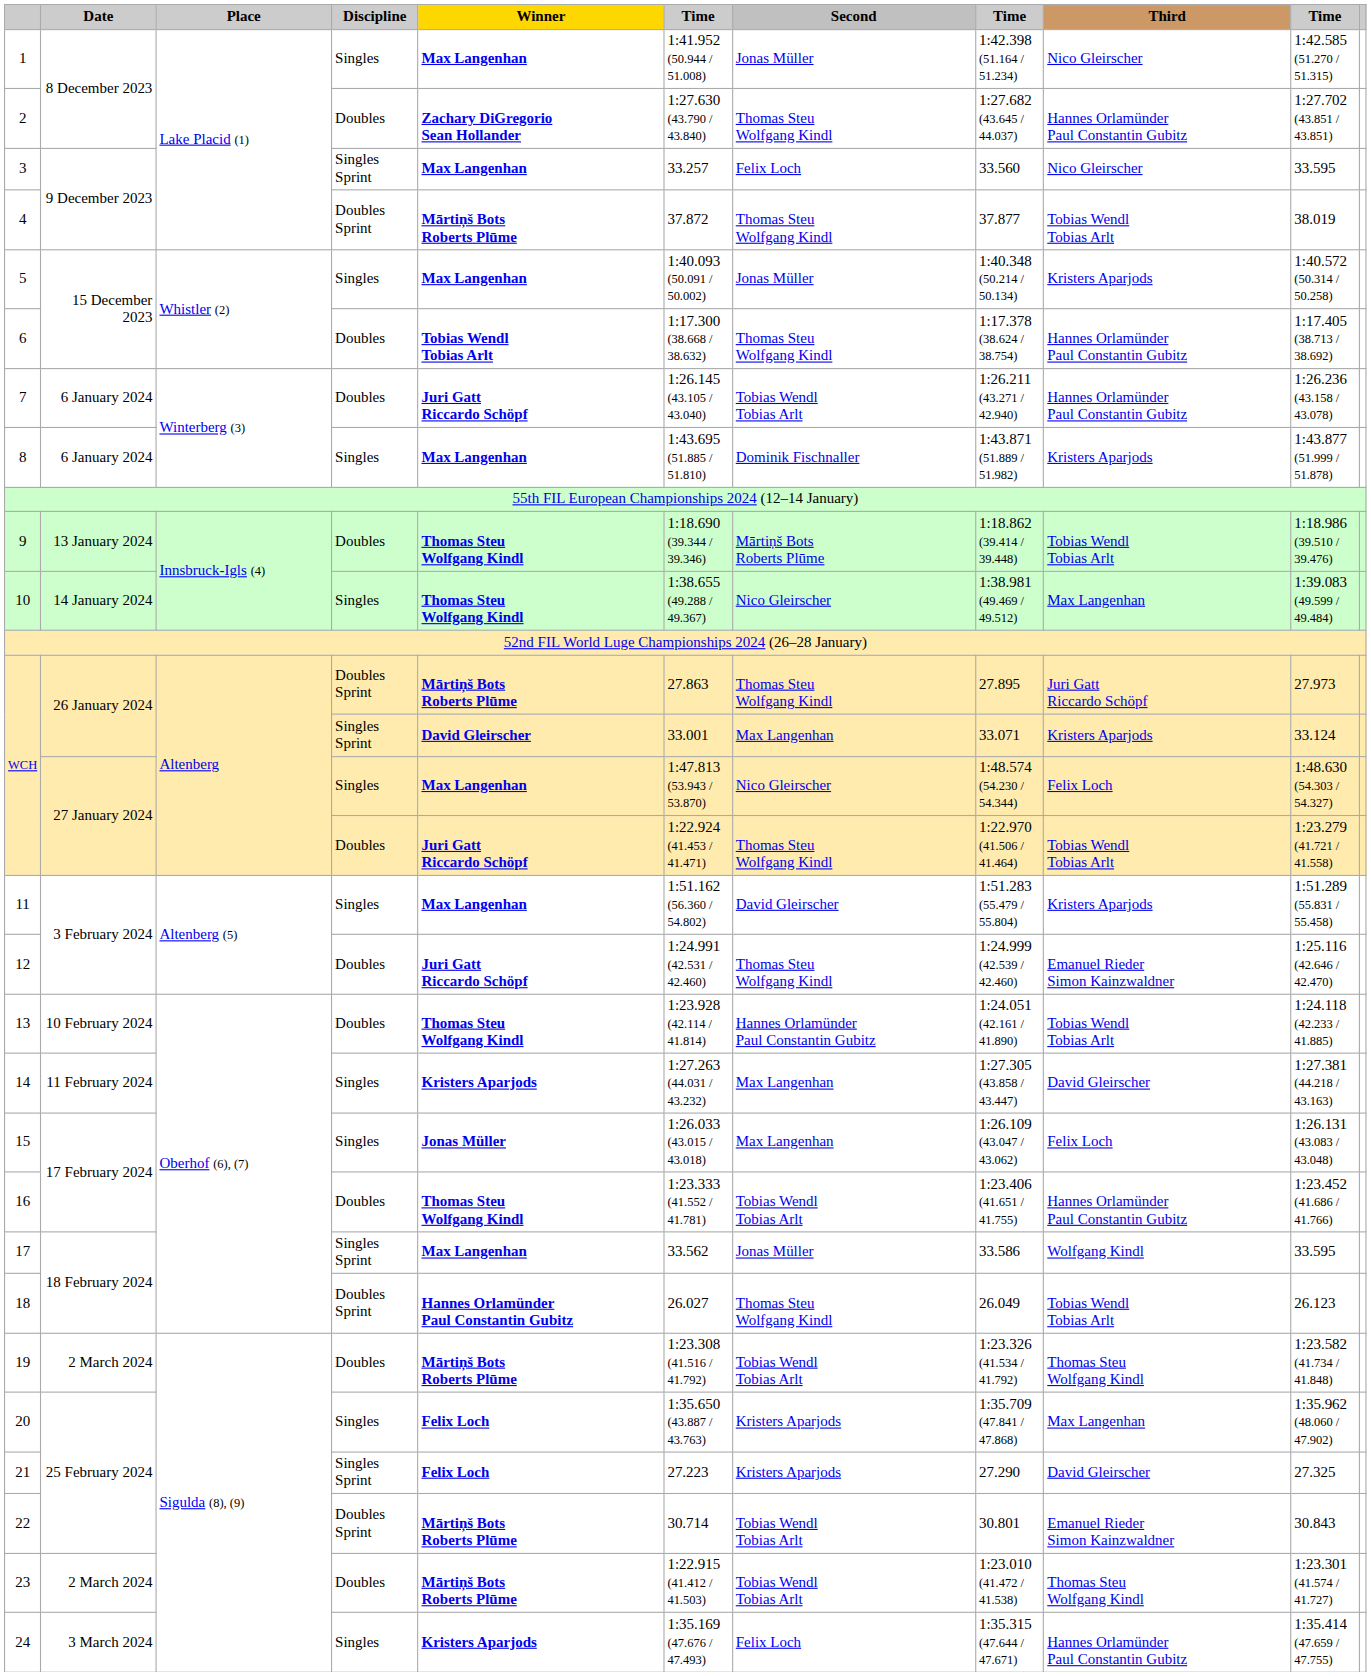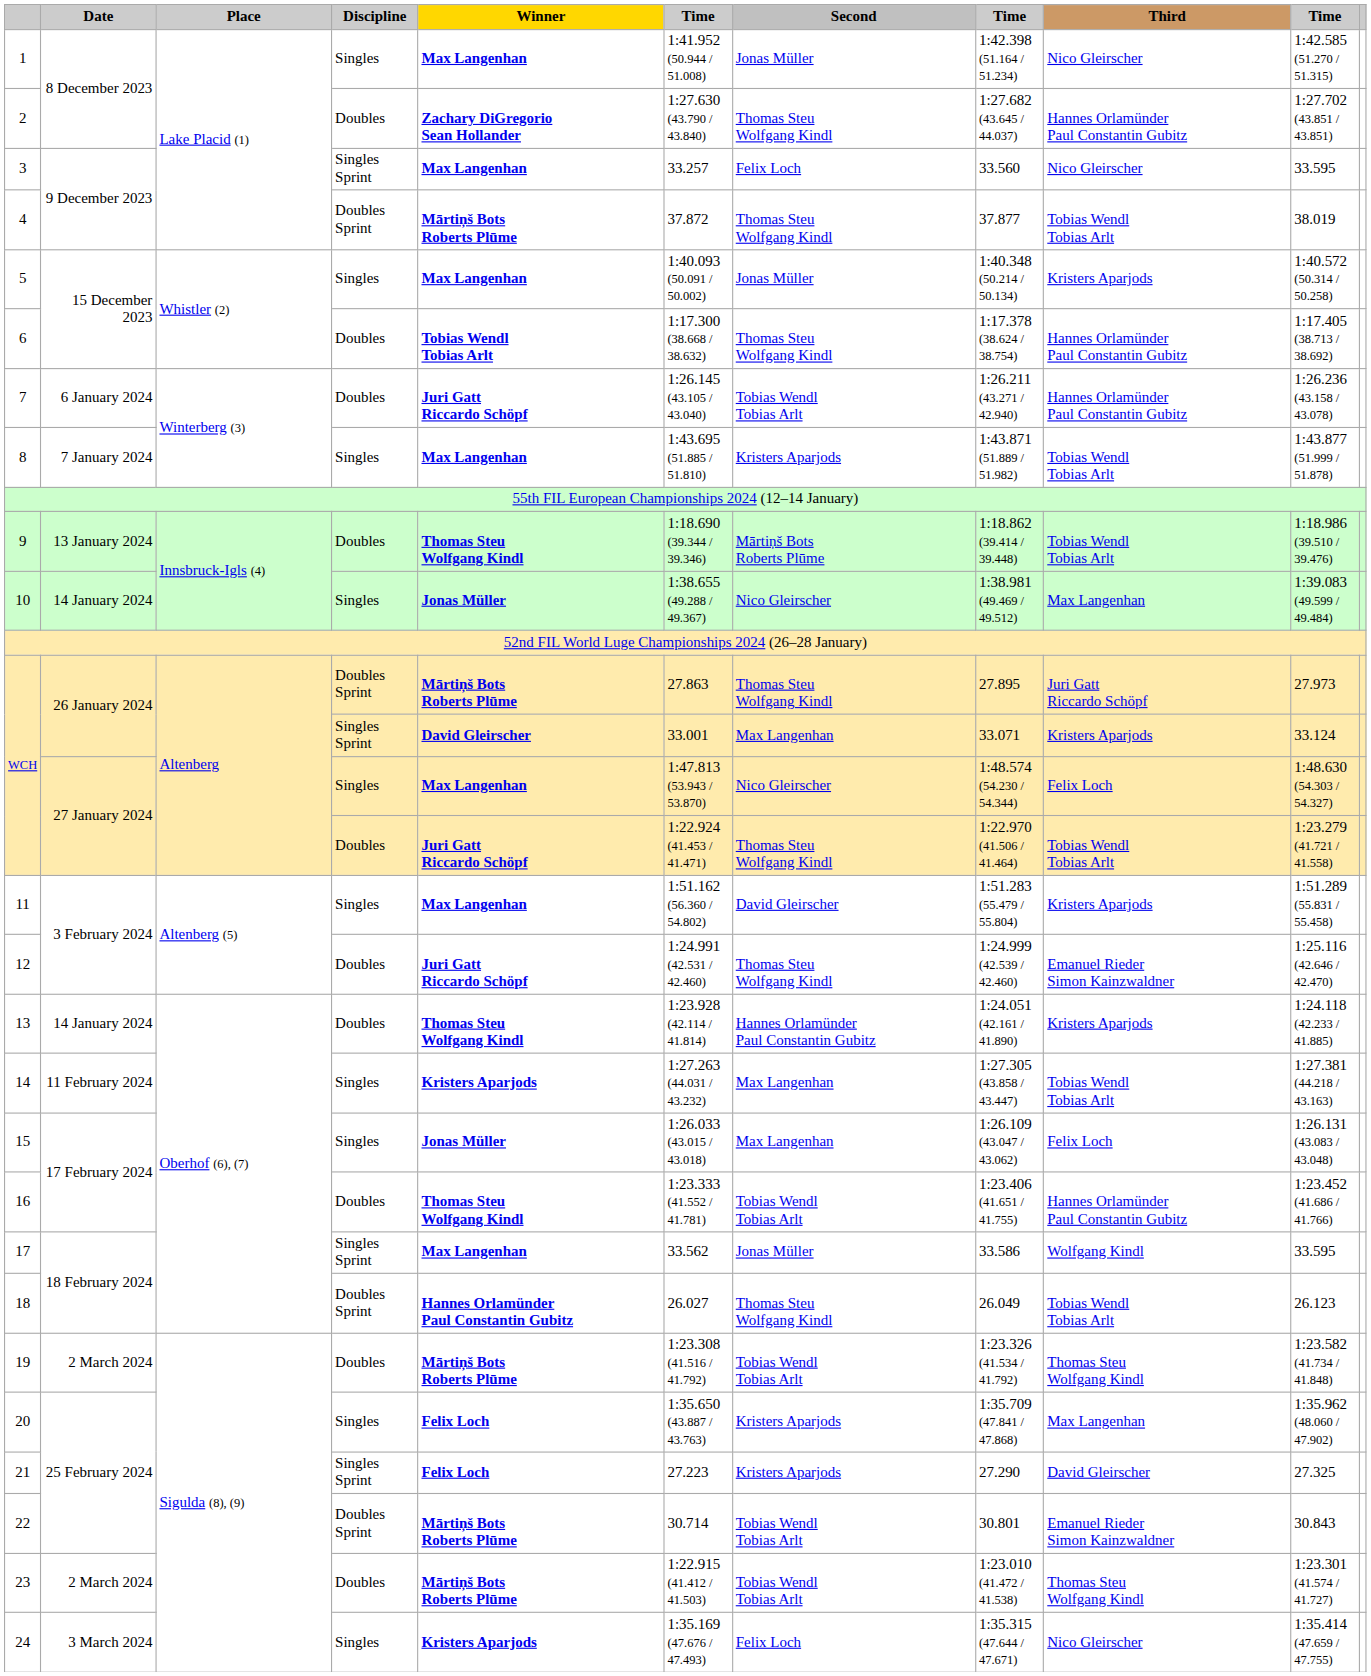(107, 456) 6 January 2024 -> (107, 456) 7 January 2024
(798, 456) Dominik Fischnaller -> (788, 456) Kristers Aparjods
(1100, 456) Kristers Aparjods -> (1088, 465) Tobias Wendl Tobias Arlt
(473, 608) Thomas Steu Wolfgang Kindl -> (464, 600) Jonas Müller
(99, 1023) 10 February 2024 -> (103, 1023) 14 January 2024
(1088, 1031) Tobias Wendl Tobias Arlt -> (1100, 1023) Kristers Aparjods
(1099, 1082) David Gleirscher -> (1088, 1091) Tobias Wendl Tobias Arlt
(1117, 1650) Hannes Orlamünder Paul Constantin Gubitz -> (1095, 1641) Nico Gleirscher
